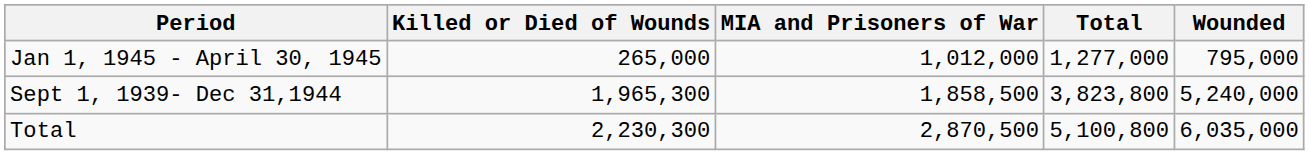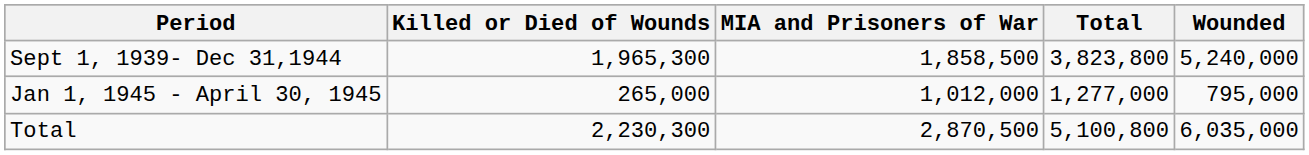rows swapped: (176, 95) <-> (196, 59)
